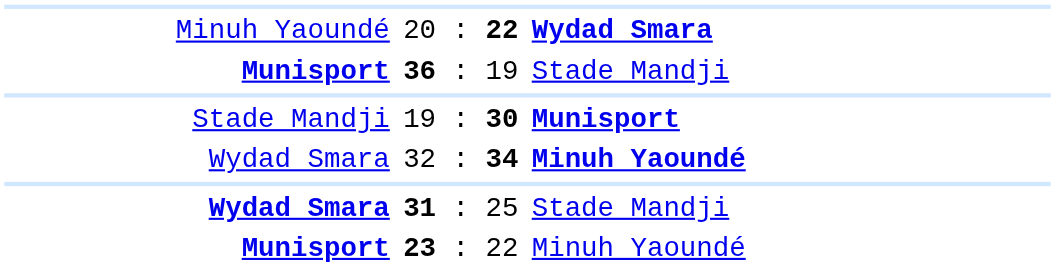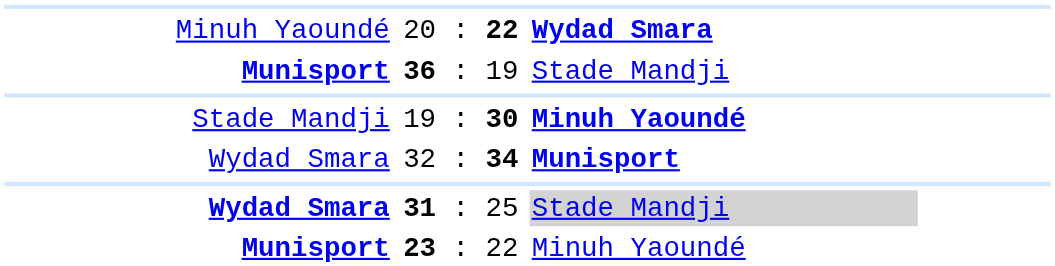(606, 120) Munisport -> (639, 120) Minuh Yaoundé
(639, 160) Minuh Yaoundé -> (606, 160) Munisport
(630, 208) no background -> (630, 208) lightgrey background
